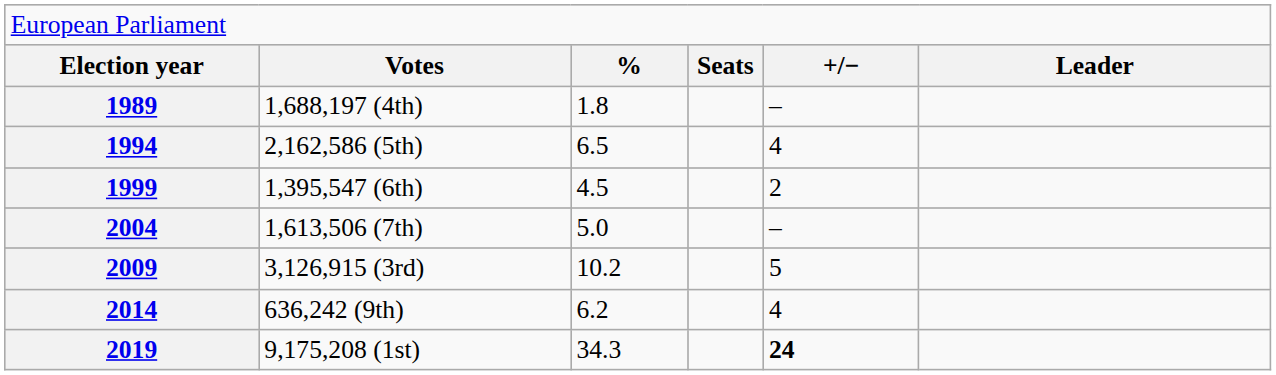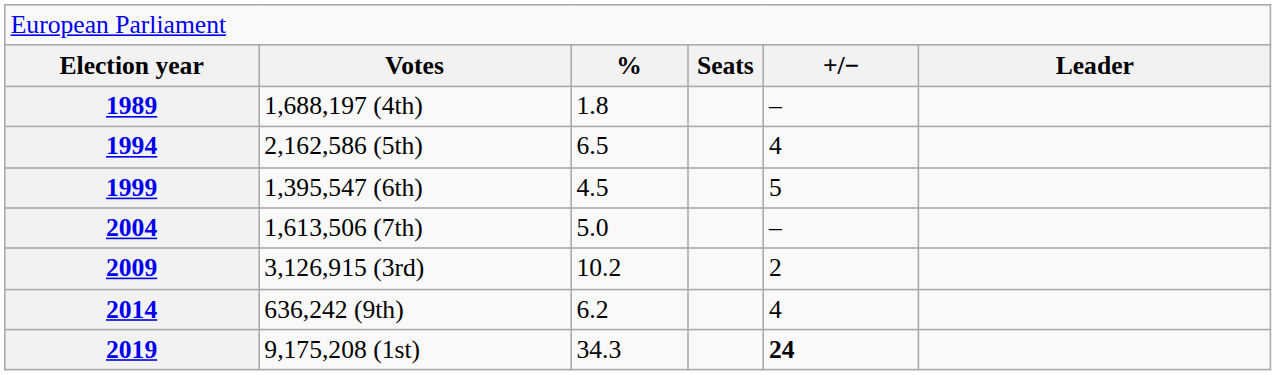(841, 188) 2 -> (841, 188) 5
(841, 269) 5 -> (841, 269) 2
